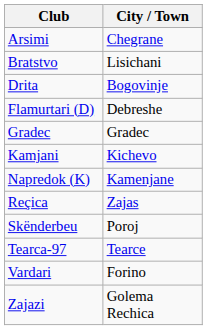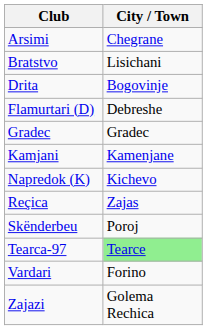(132, 156) Kichevo -> (140, 156) Kamenjane
(140, 179) Kamenjane -> (132, 179) Kichevo
(126, 249) no background -> (126, 249) lightgreen background
